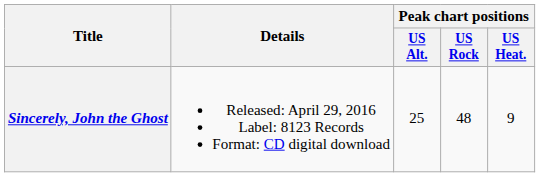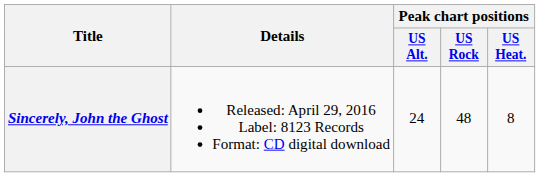(417, 119) 25 -> (417, 119) 24
(511, 119) 9 -> (511, 119) 8
